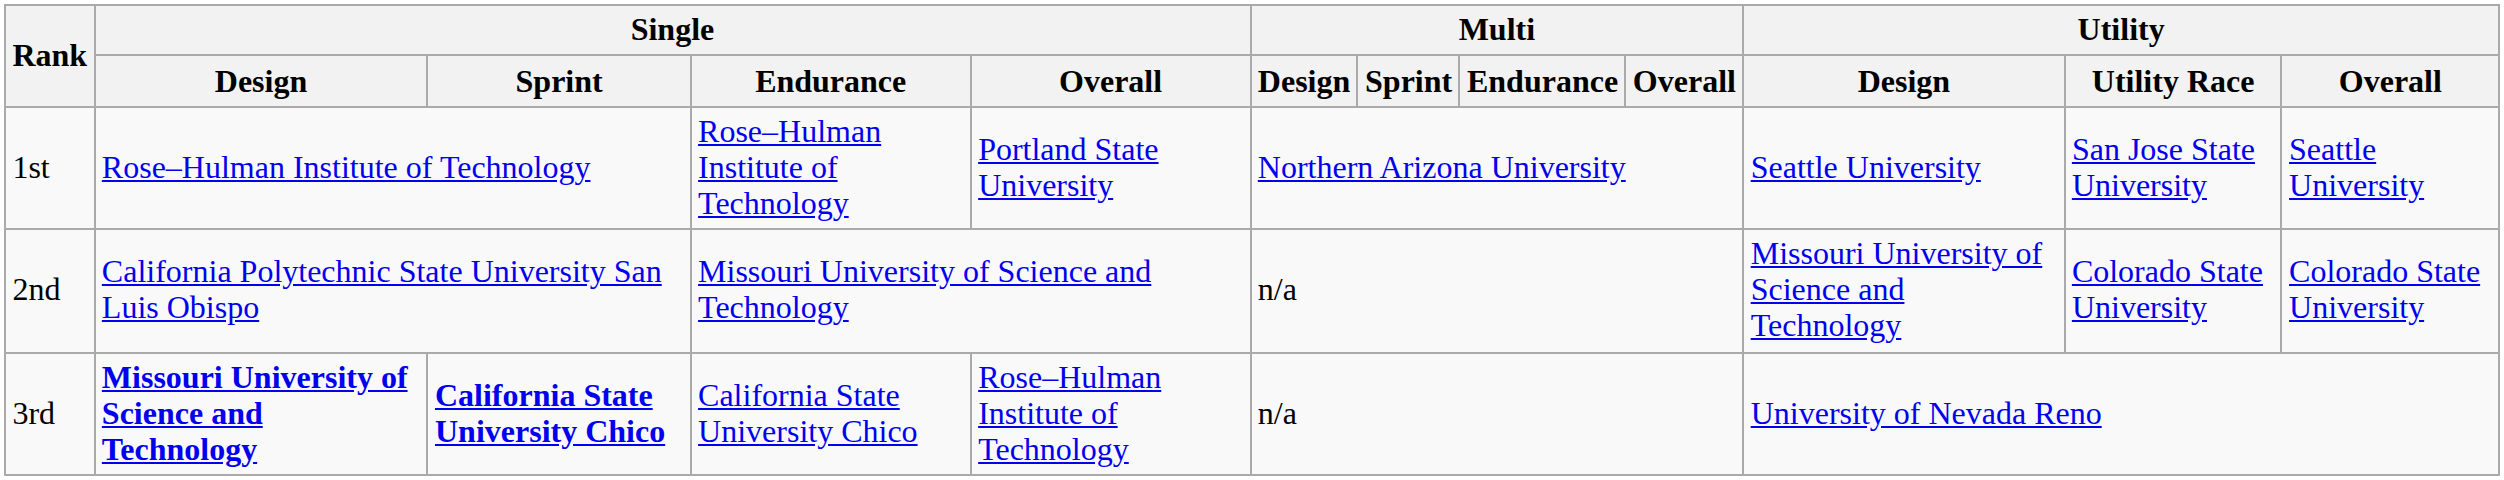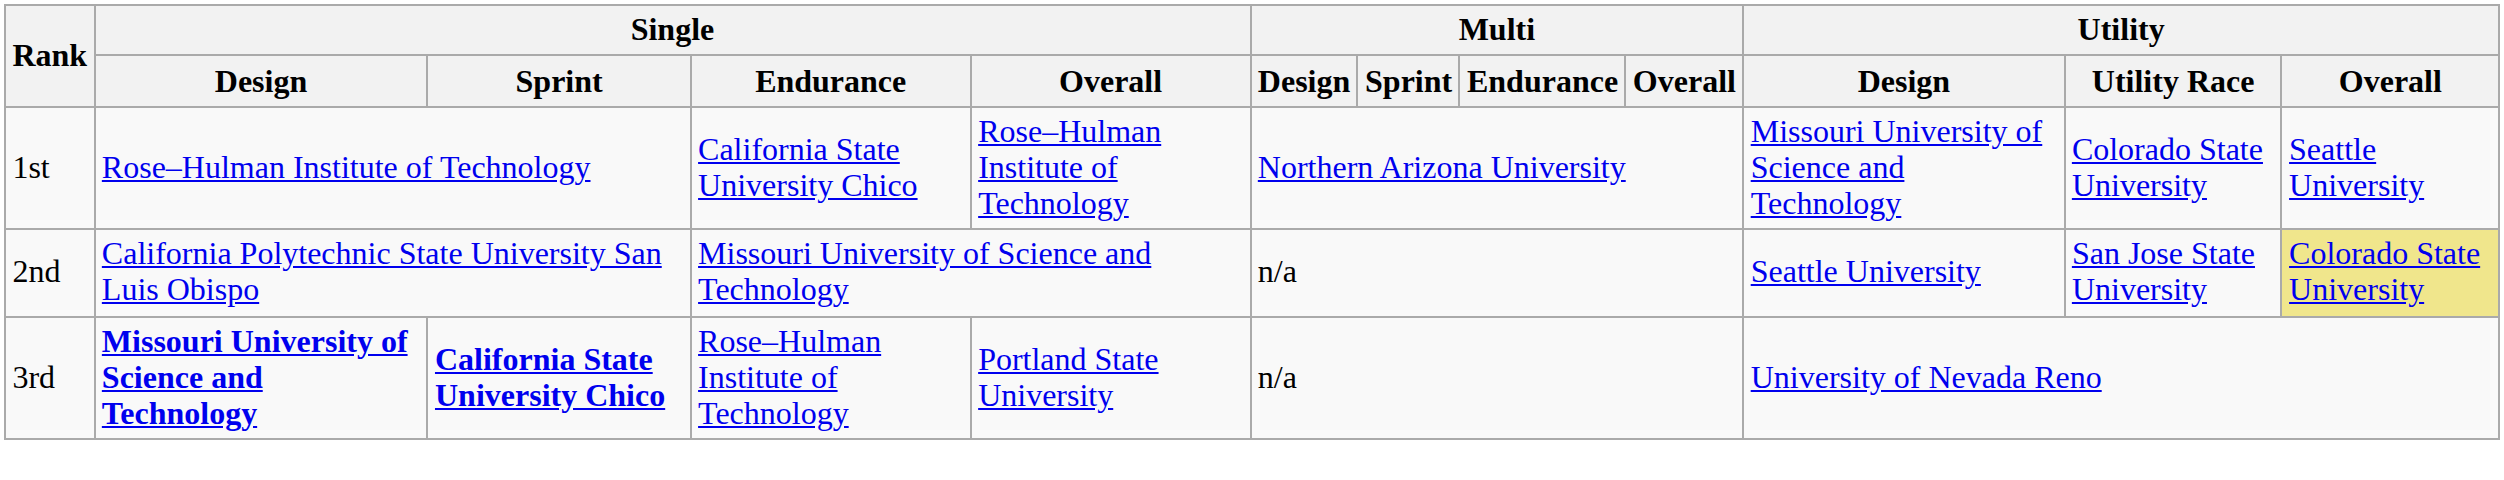(790, 167) Rose–Hulman Institute of Technology -> (808, 167) California State University Chico
(1068, 167) Portland State University -> (1070, 167) Rose–Hulman Institute of Technology
(1866, 167) Seattle University -> (1896, 167) Missouri University of Science and Technology
(2163, 167) San Jose State University -> (2167, 167) Colorado State University
(1896, 290) Missouri University of Science and Technology -> (1866, 272) Seattle University
(2167, 290) Colorado State University -> (2163, 272) San Jose State University
(2385, 290) no background -> (2385, 272) khaki background
(808, 412) California State University Chico -> (790, 376) Rose–Hulman Institute of Technology
(1070, 412) Rose–Hulman Institute of Technology -> (1068, 376) Portland State University
